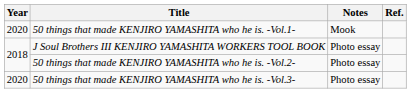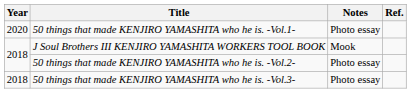(343, 29) Mook -> (355, 29) Photo essay
(355, 46) Photo essay -> (343, 46) Mook
(17, 79) 2020 -> (17, 79) 2018
